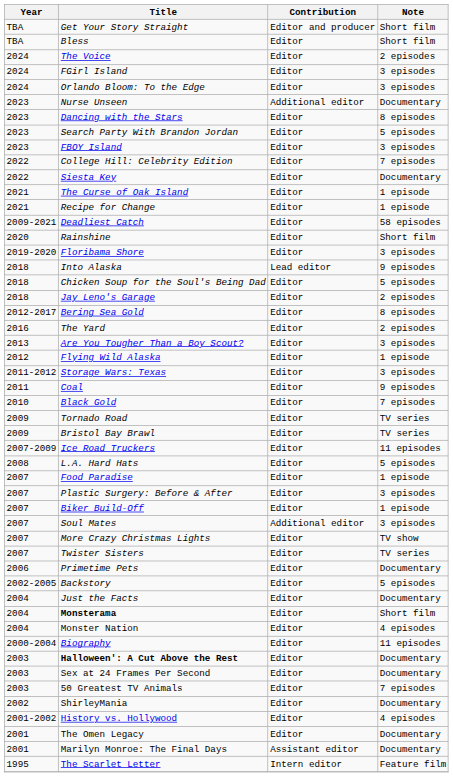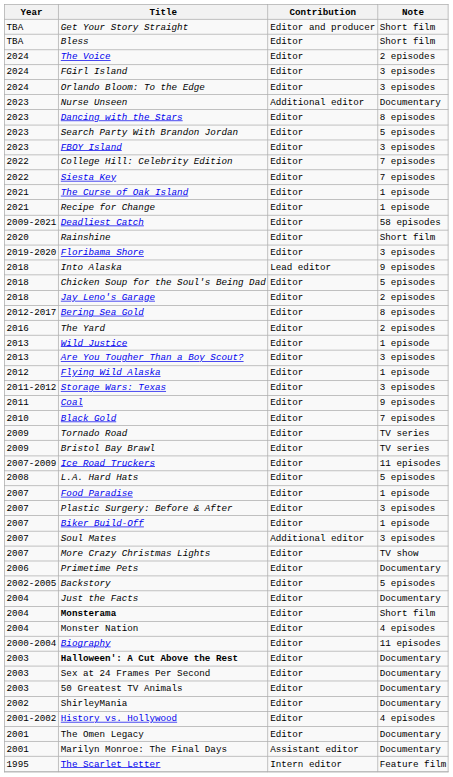(410, 177) Documentary -> (407, 177) 7 episodes
+ row: (94, 343)
- row: (102, 553)
(407, 689) 7 episodes -> (410, 689) Documentary
